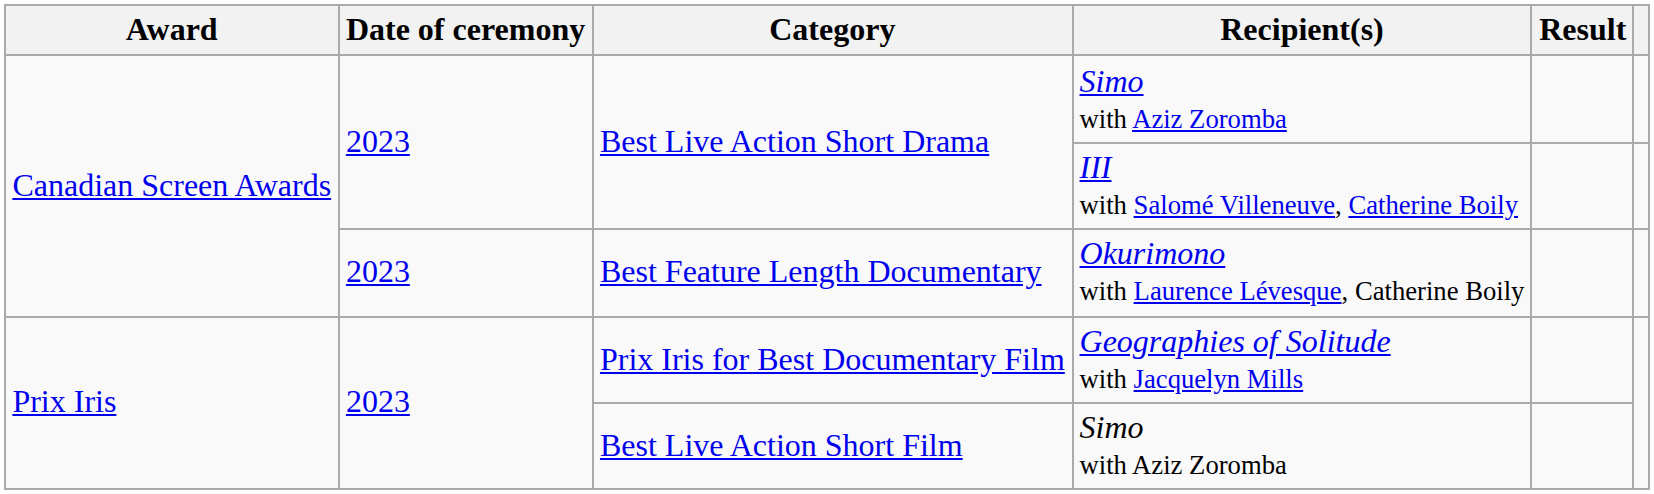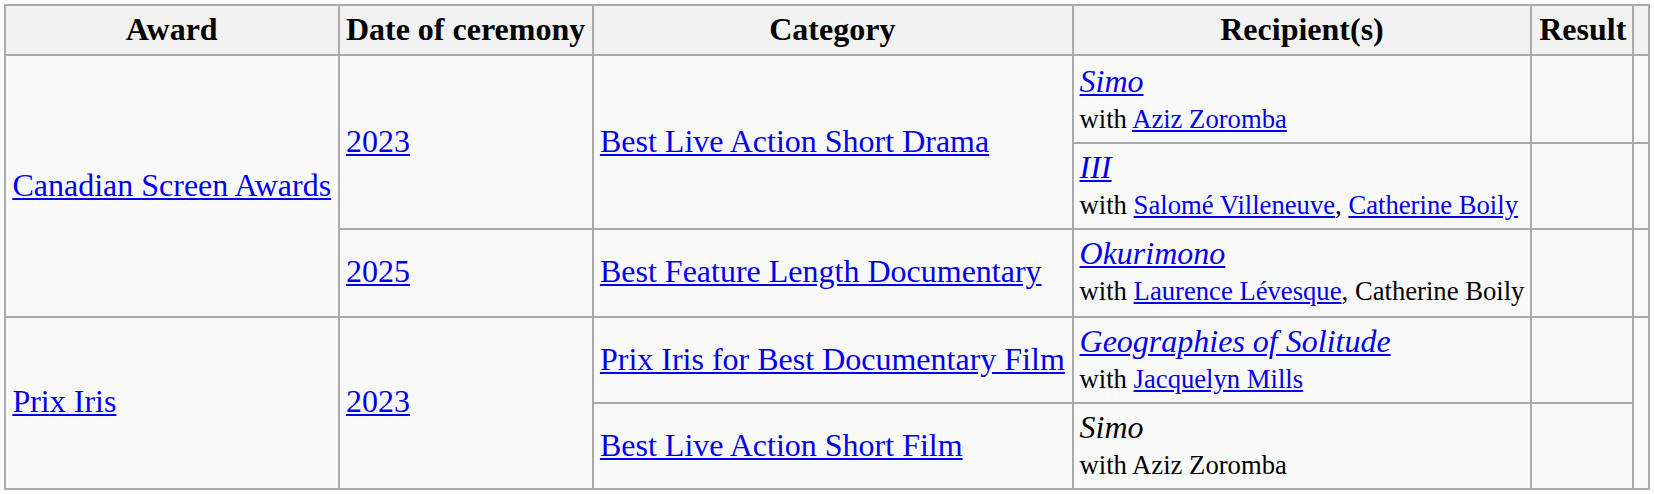(378, 272) 2023 -> (378, 272) 2025
